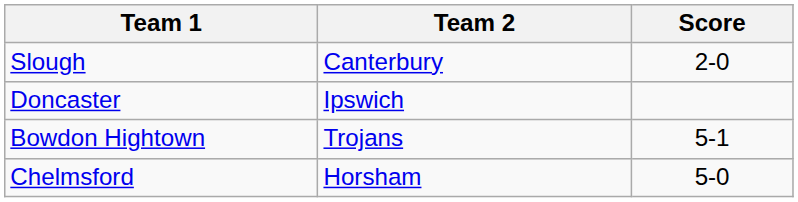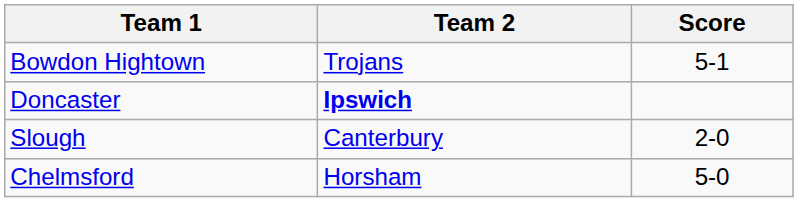rows swapped: (48, 61) <-> (108, 138)
(364, 100) normal -> (368, 100) bold
